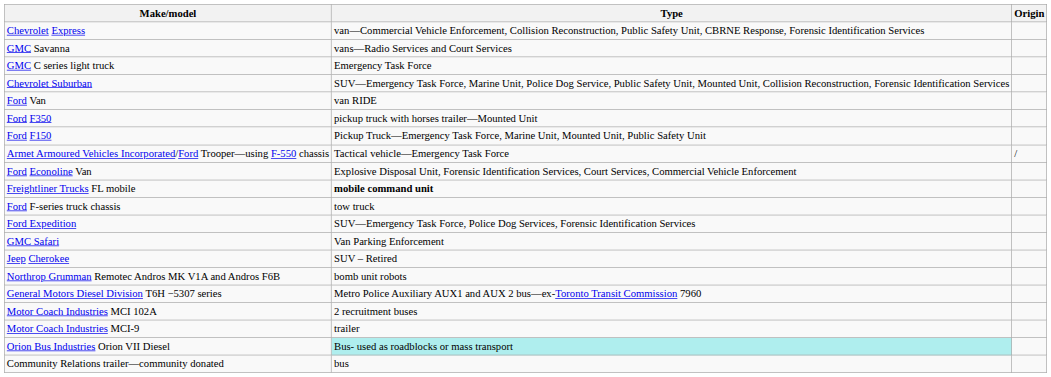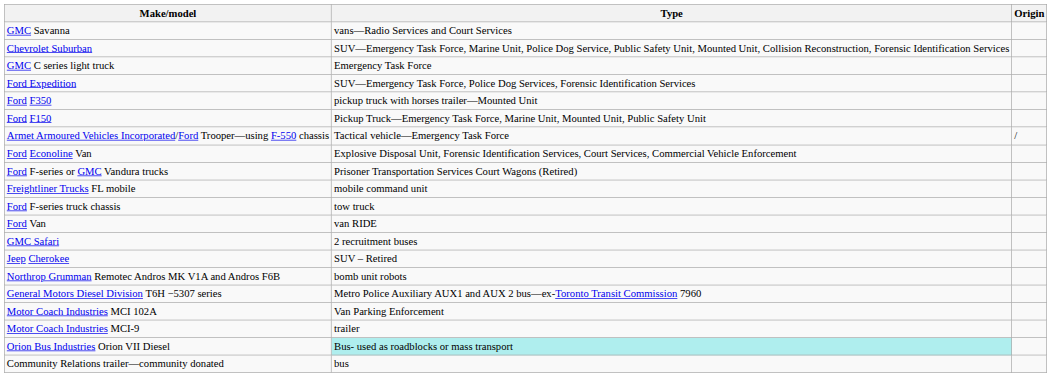- row: (46, 31)
rows swapped: (61, 66) <-> (49, 83)
rows swapped: (42, 223) <-> (26, 101)
+ row: (87, 171)
(384, 188) bold -> (381, 188) normal
(389, 241) Van Parking Enforcement -> (376, 241) 2 recruitment buses
(376, 311) 2 recruitment buses -> (389, 311) Van Parking Enforcement
